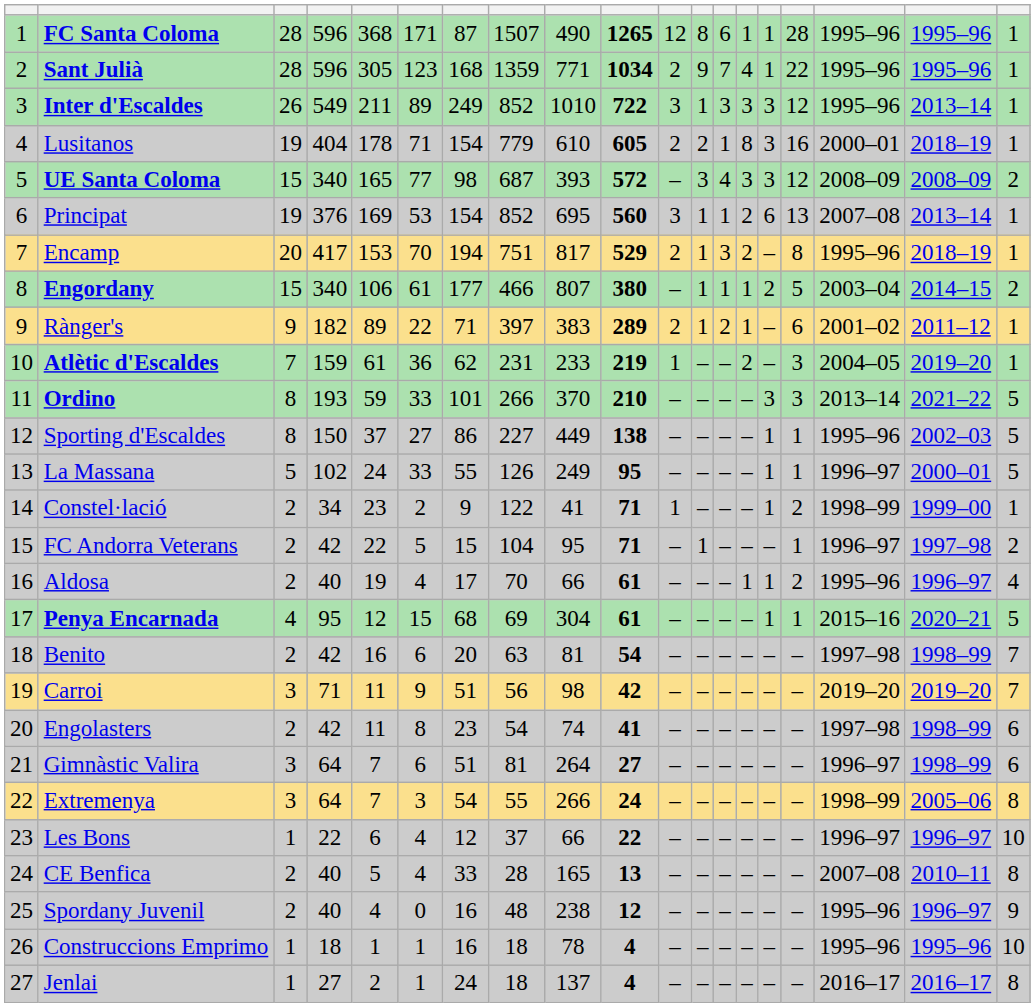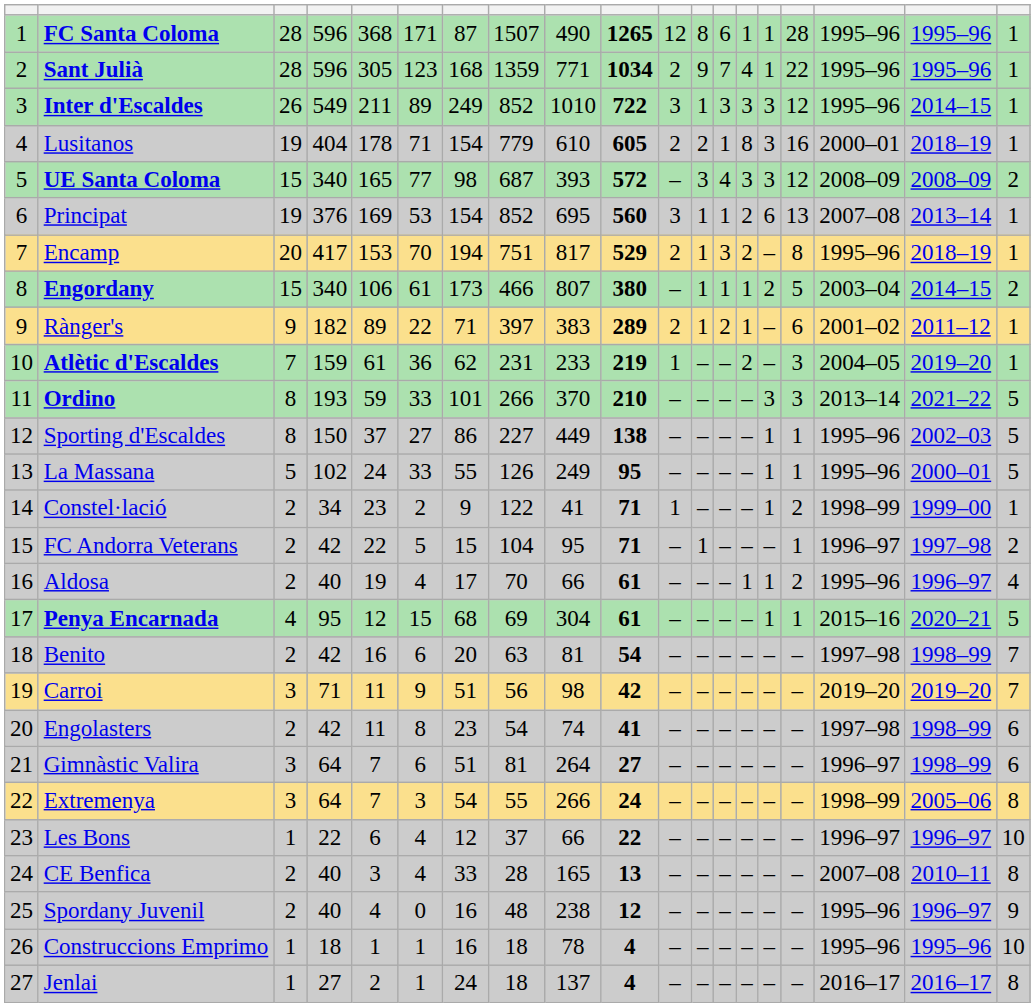(951, 106) 2013–14 -> (951, 106) 2014–15
(465, 289) 177 -> (465, 289) 173
(860, 471) 1996–97 -> (860, 471) 1995–96
(375, 873) 5 -> (375, 873) 3
